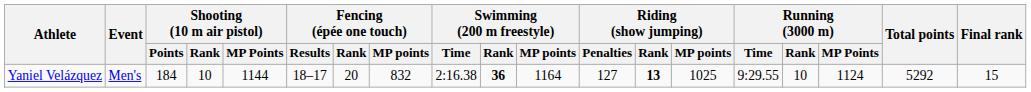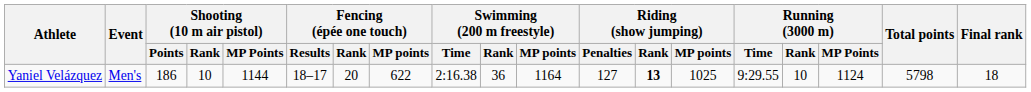(166, 76) 184 -> (166, 76) 186
(401, 76) 832 -> (401, 76) 622
(498, 76) bold -> (498, 76) normal
(920, 76) 5292 -> (920, 76) 5798
(992, 76) 15 -> (992, 76) 18
